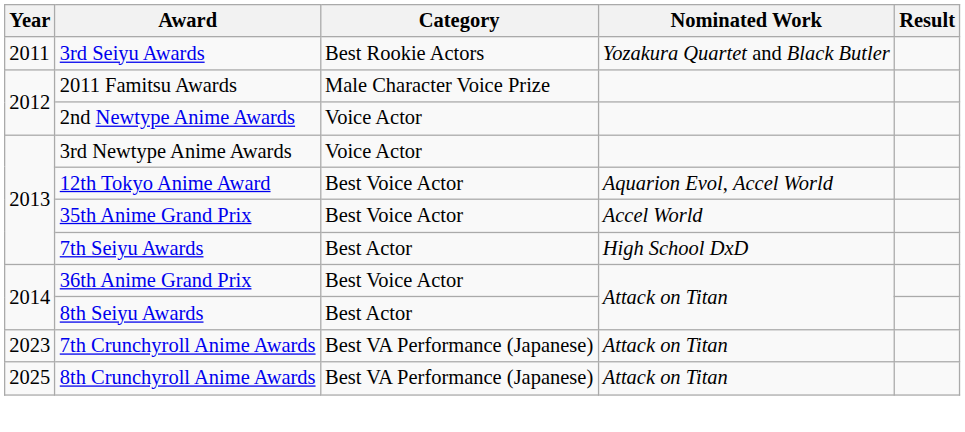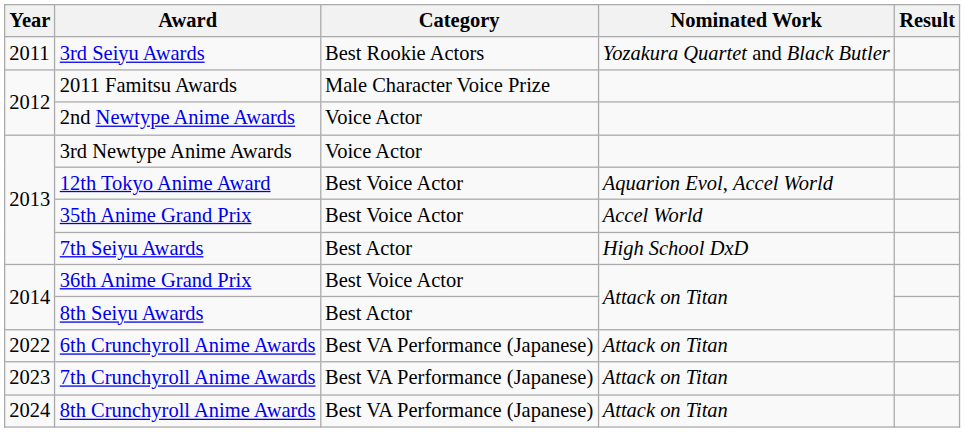+ row: (188, 345)
(30, 378) 2025 -> (30, 410) 2024
